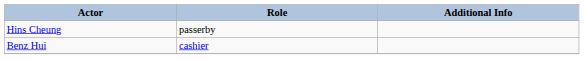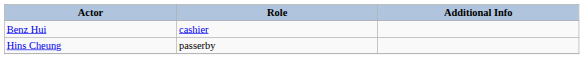rows swapped: (34, 29) <-> (27, 45)
